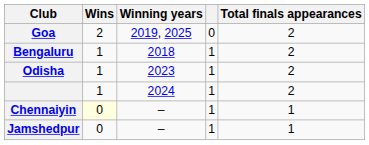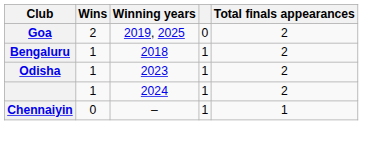(100, 110) lightyellow background -> (93, 110) no background
- row: (43, 129)
